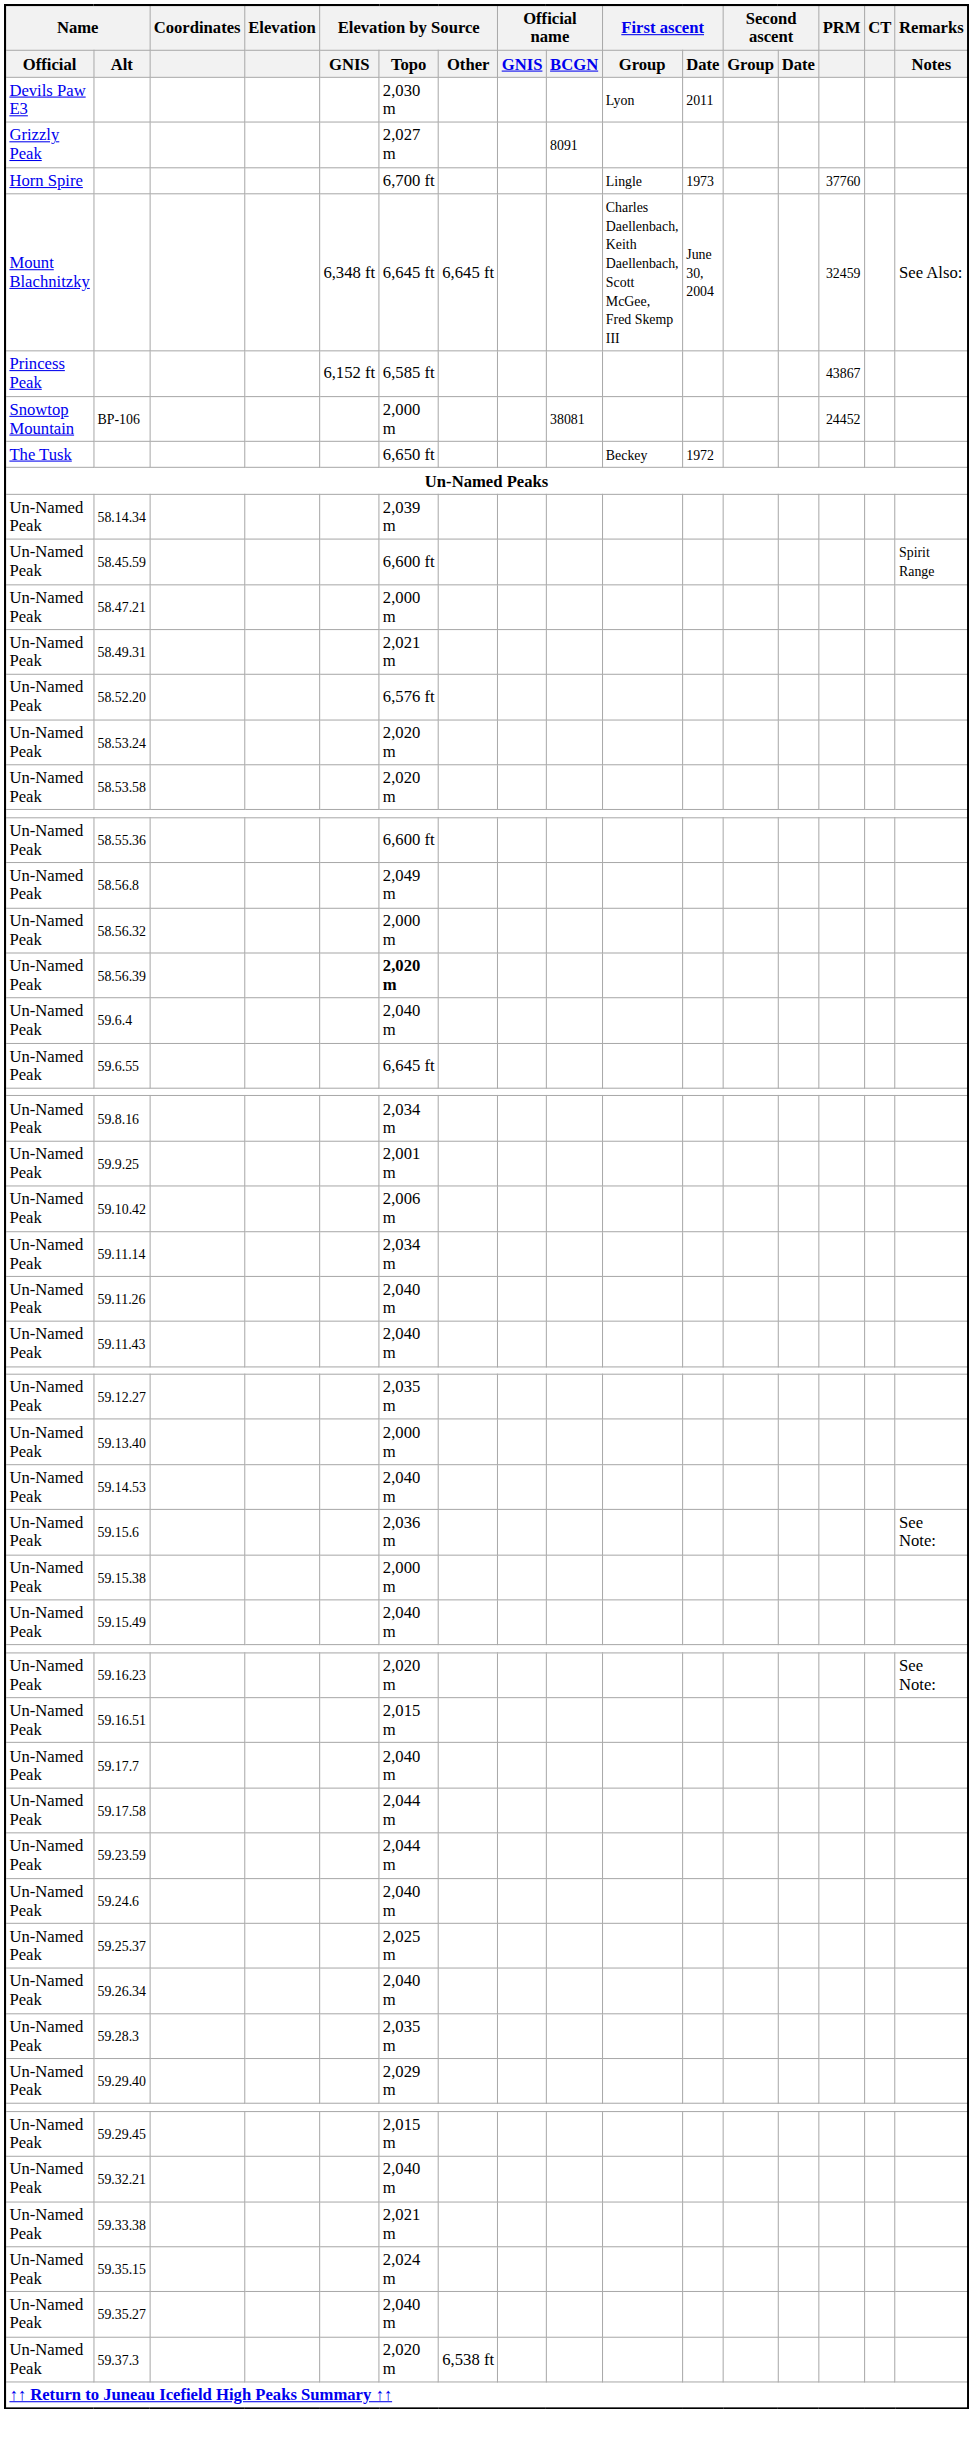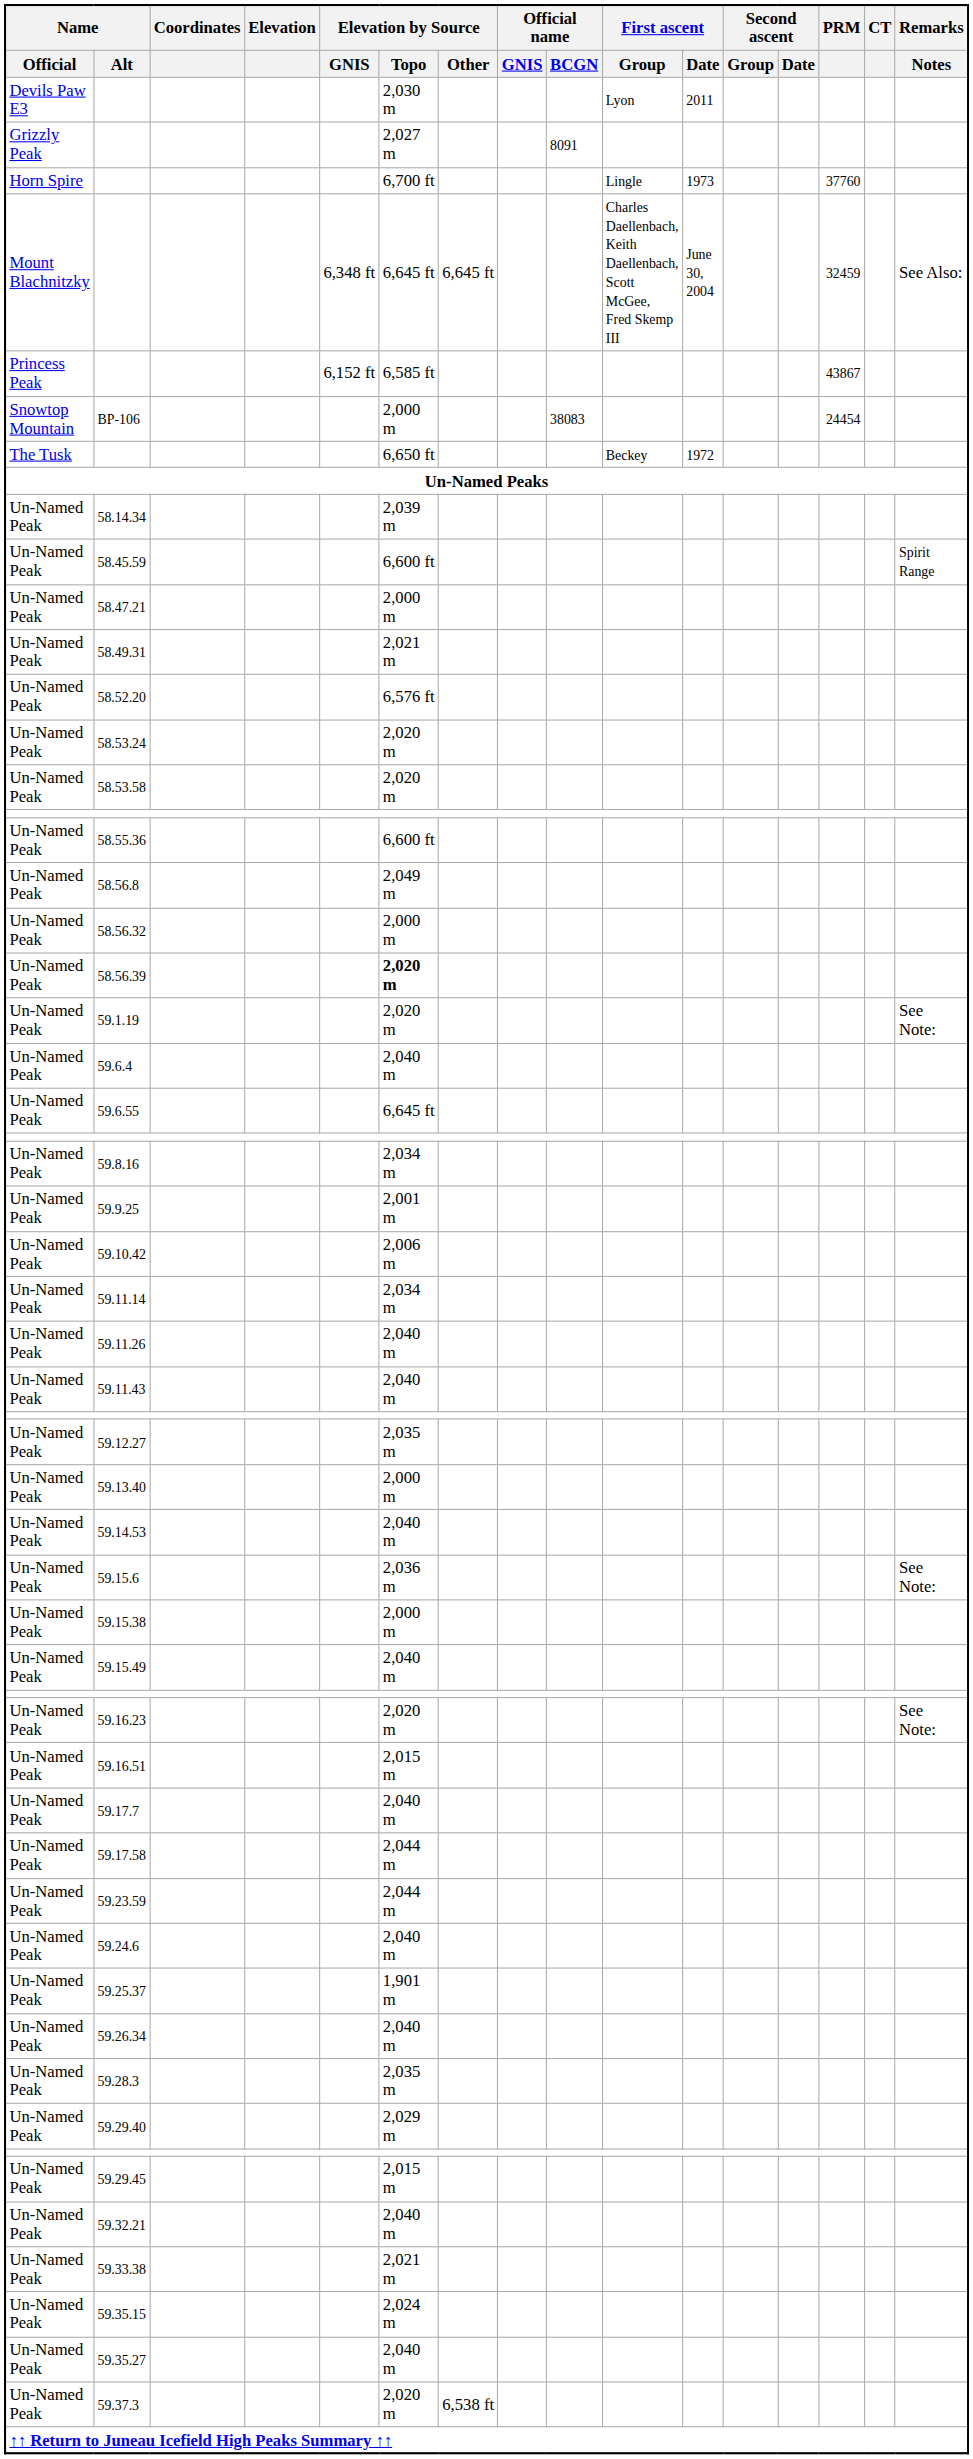(567, 419) 38081 -> (567, 419) 38083
(843, 419) 24452 -> (843, 419) 24454
+ row: (46, 1020)
(402, 1945) 2,025 m -> (402, 1990) 1,901 m
